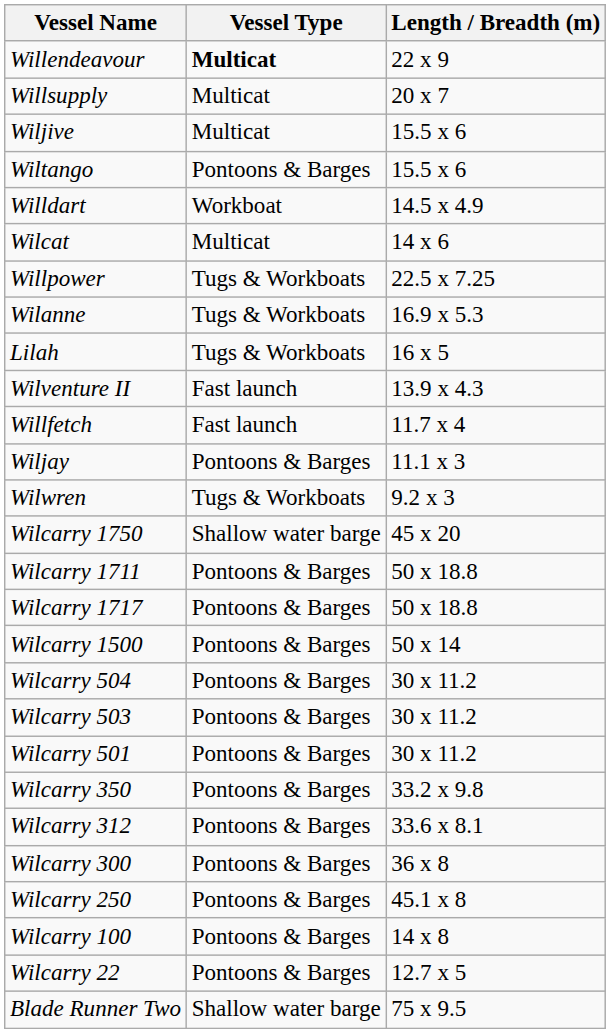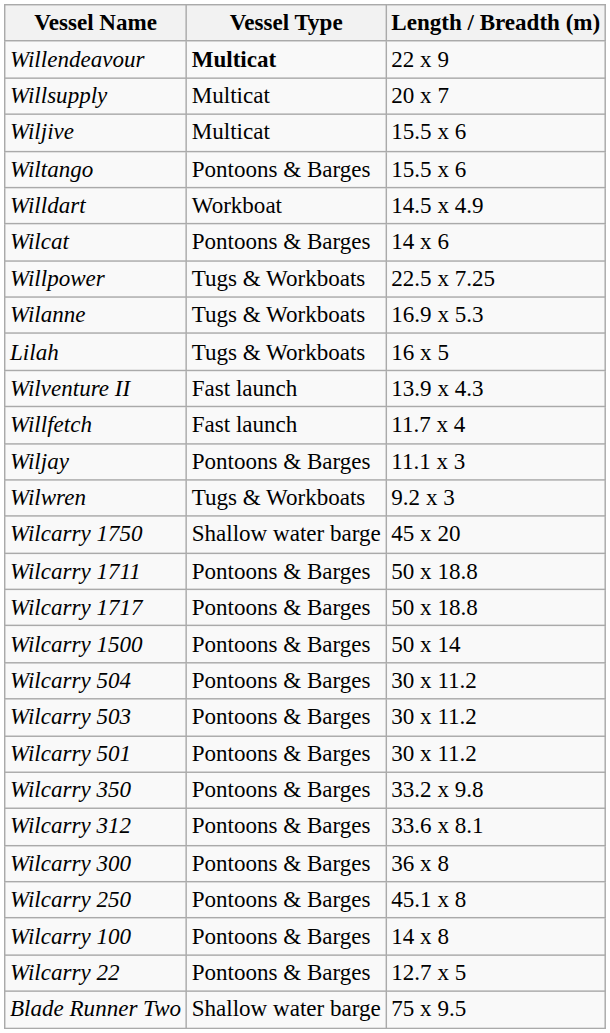(231, 242) Multicat -> (281, 242) Pontoons & Barges
